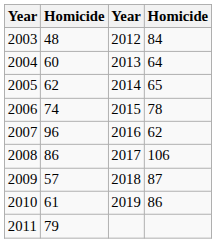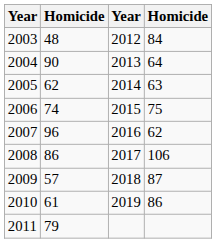(51, 62) 60 -> (51, 62) 90
(155, 86) 65 -> (155, 86) 63
(155, 109) 78 -> (155, 109) 75
